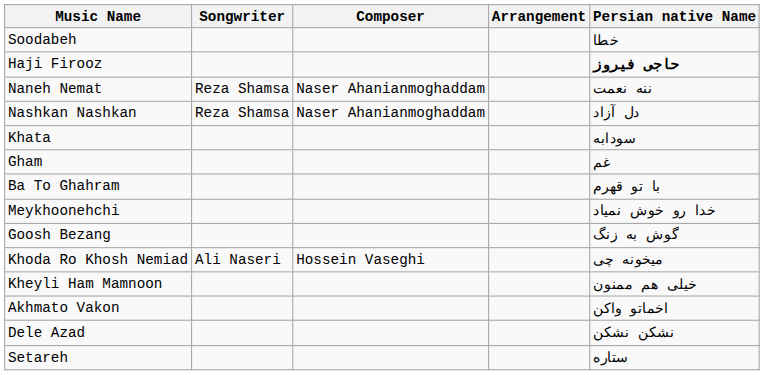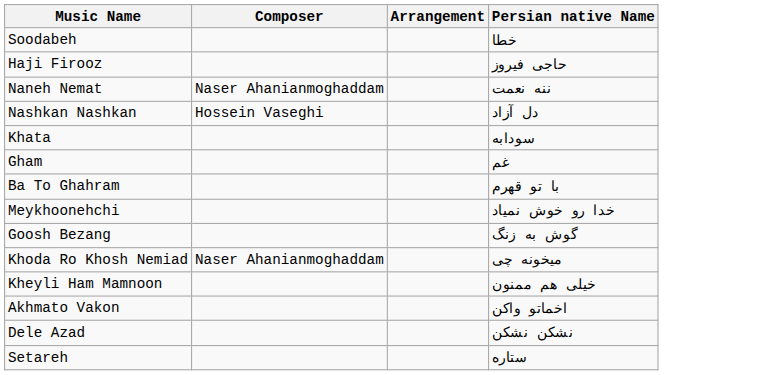- column: (242, 16)
(636, 65) bold -> (529, 65) normal
(391, 113) Naser Ahanianmoghaddam -> (259, 113) Hossein Vaseghi
(361, 260) Hossein Vaseghi -> (289, 260) Naser Ahanianmoghaddam
